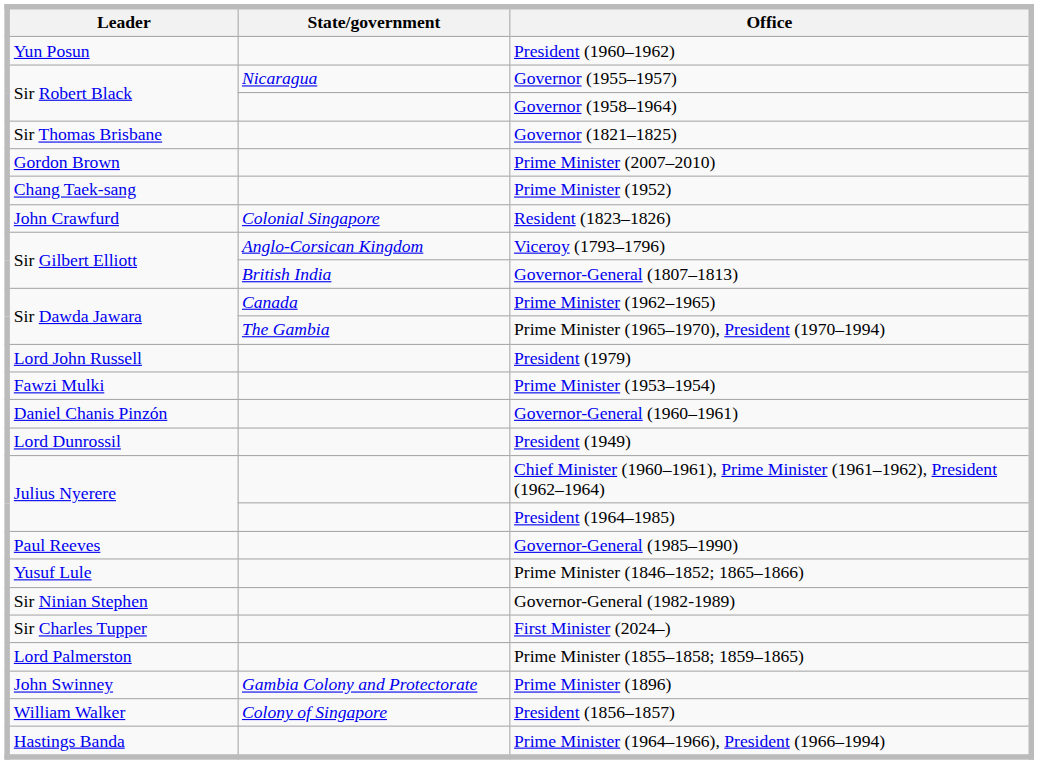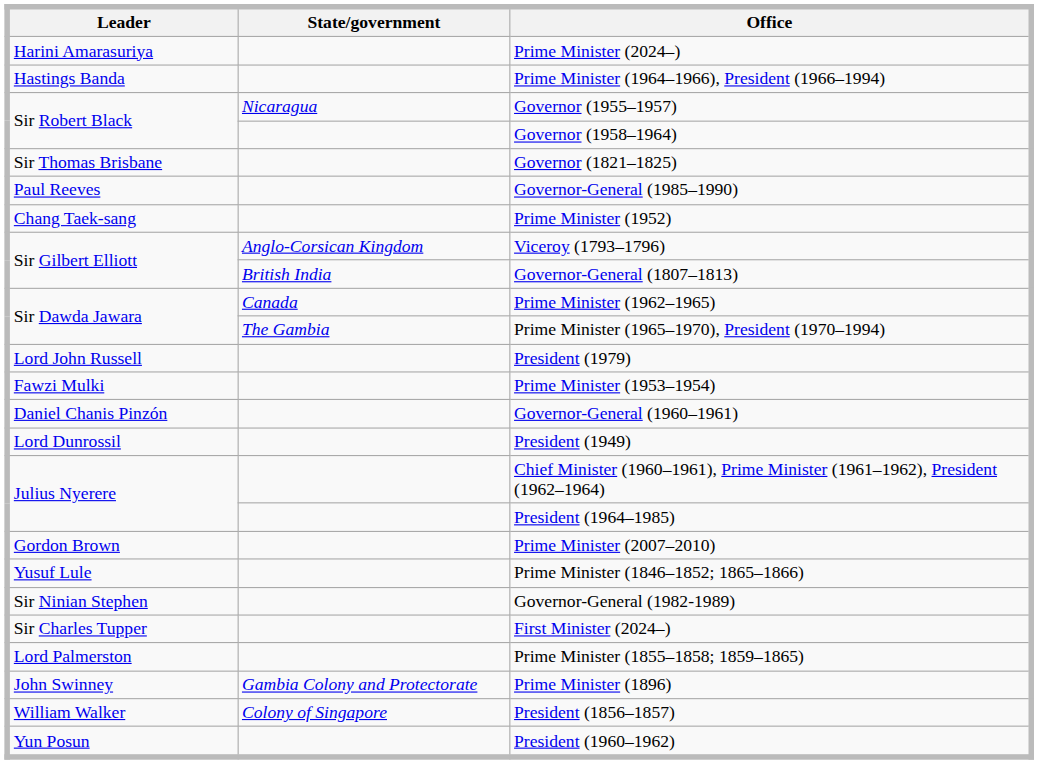+ row: (597, 51)
rows swapped: (700, 740) <-> (594, 51)
rows swapped: (615, 162) <-> (626, 545)
- row: (593, 218)
